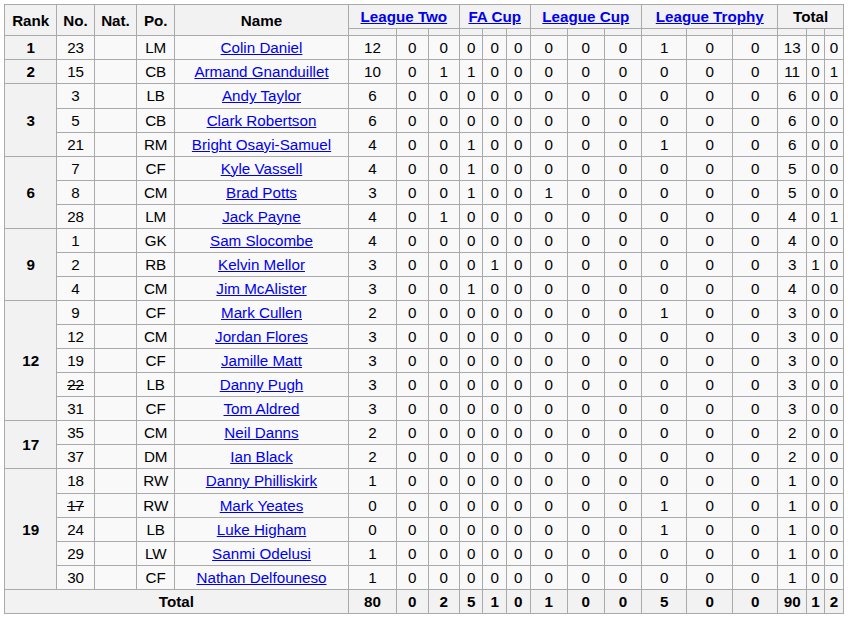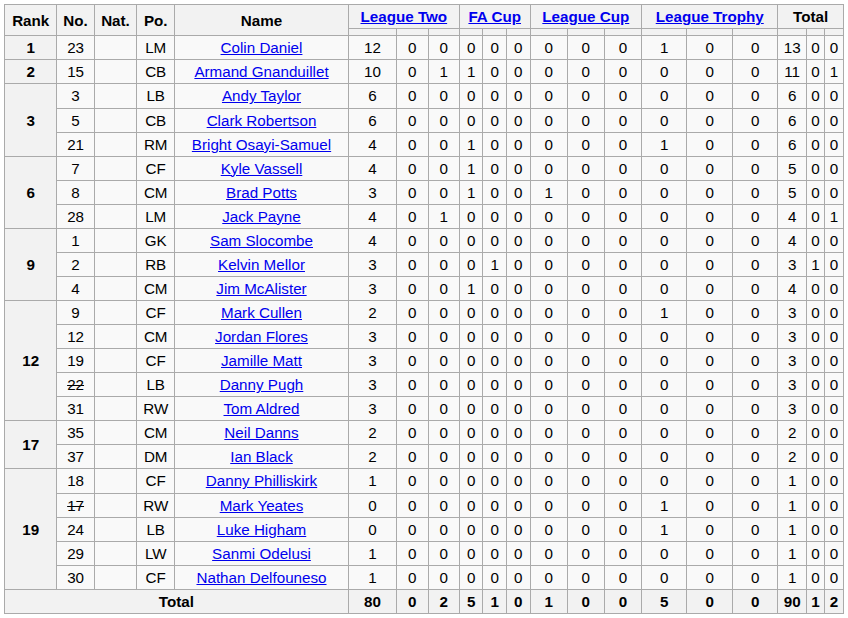(156, 409) CF -> (156, 409) RW
(156, 481) RW -> (156, 481) CF
